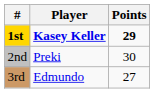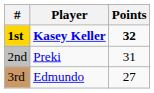(129, 35) 29 -> (129, 35) 32
(129, 56) 30 -> (129, 56) 31
